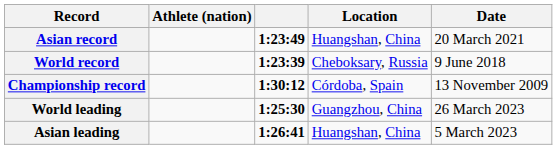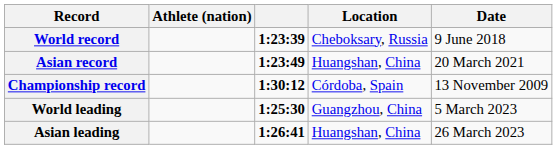rows swapped: (77, 62) <-> (77, 39)
(479, 109) 26 March 2023 -> (476, 109) 5 March 2023
(476, 132) 5 March 2023 -> (479, 132) 26 March 2023
